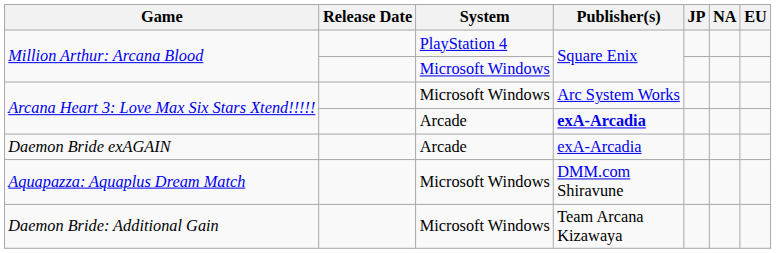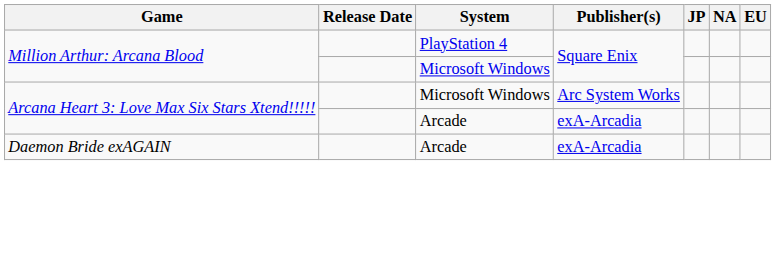(602, 120) bold -> (599, 120) normal
- row: (127, 181)
- row: (114, 226)
